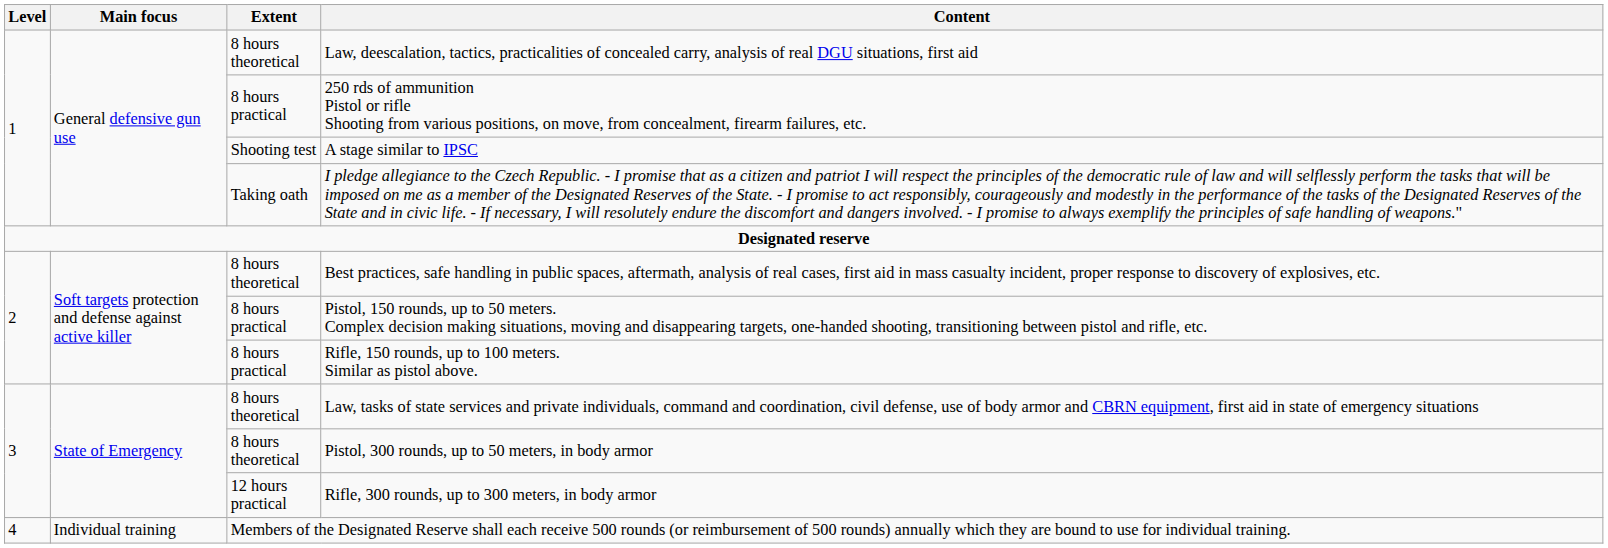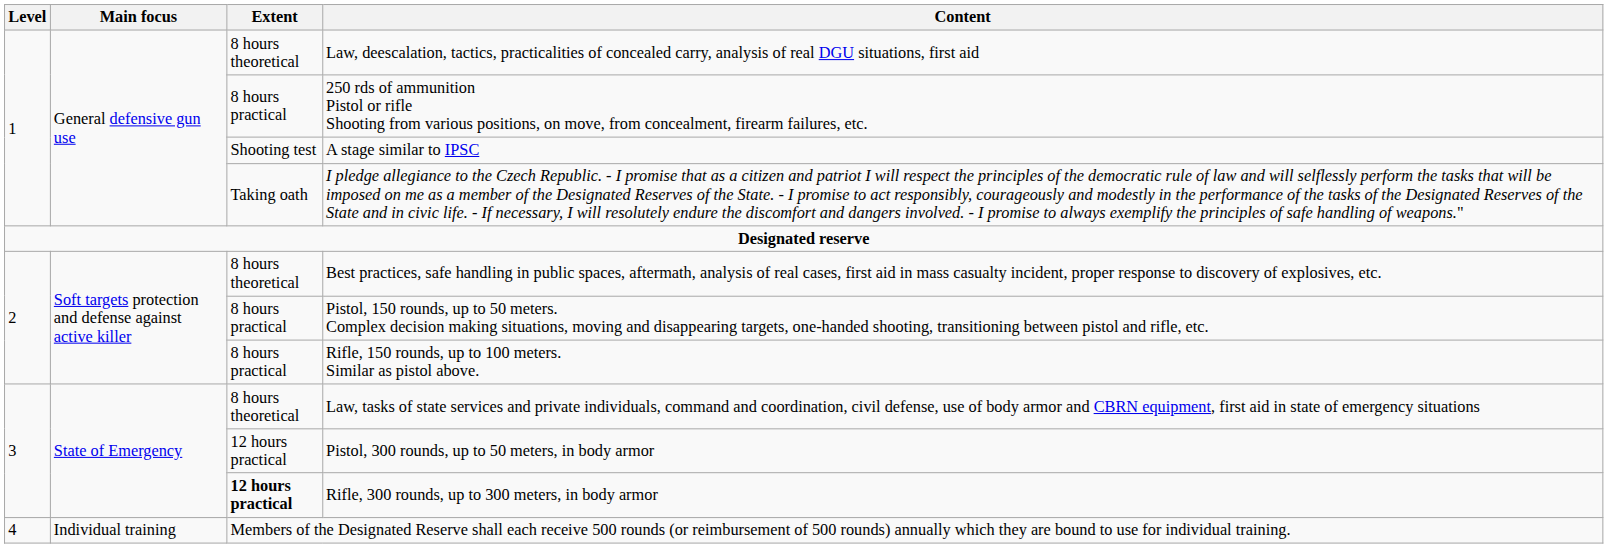(265, 450) 8 hours theoretical -> (259, 450) 12 hours practical
(259, 494) normal -> (261, 494) bold
